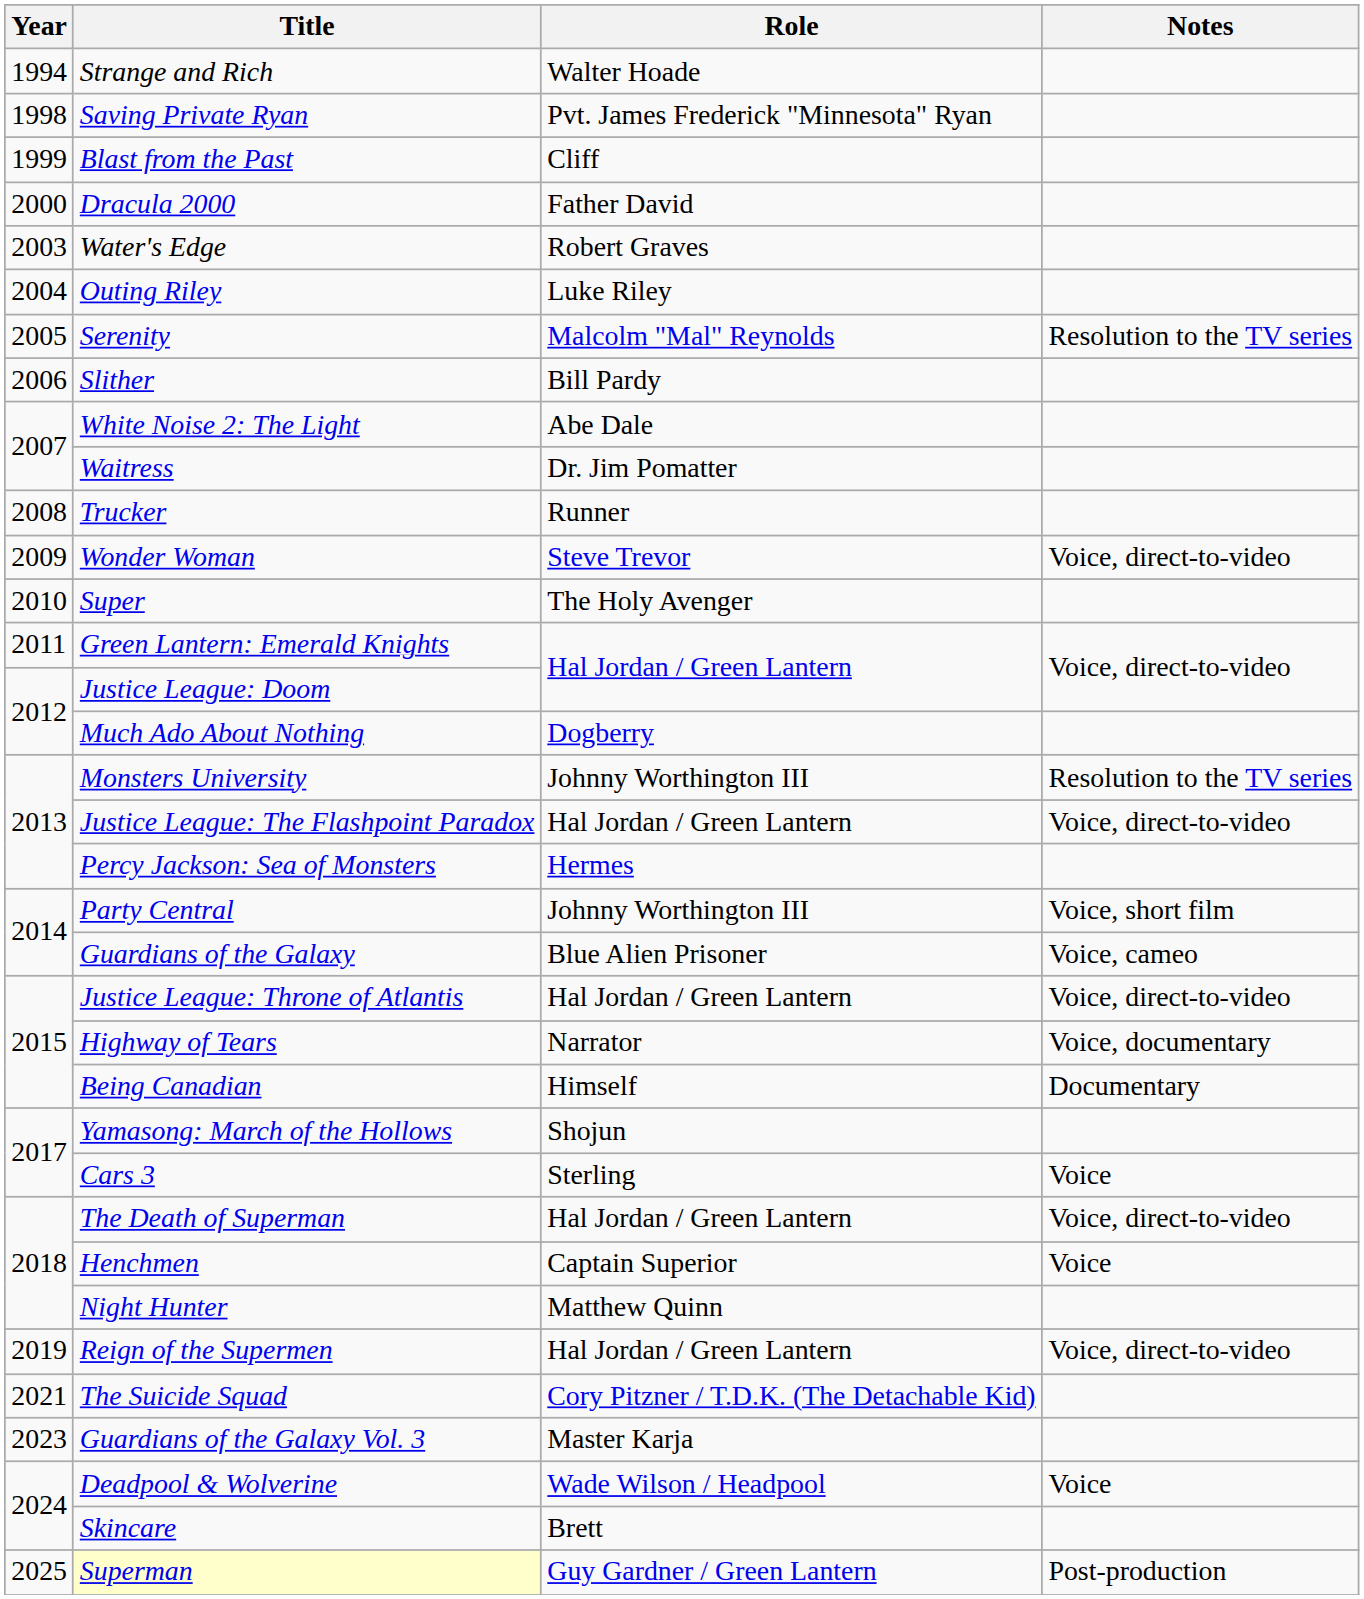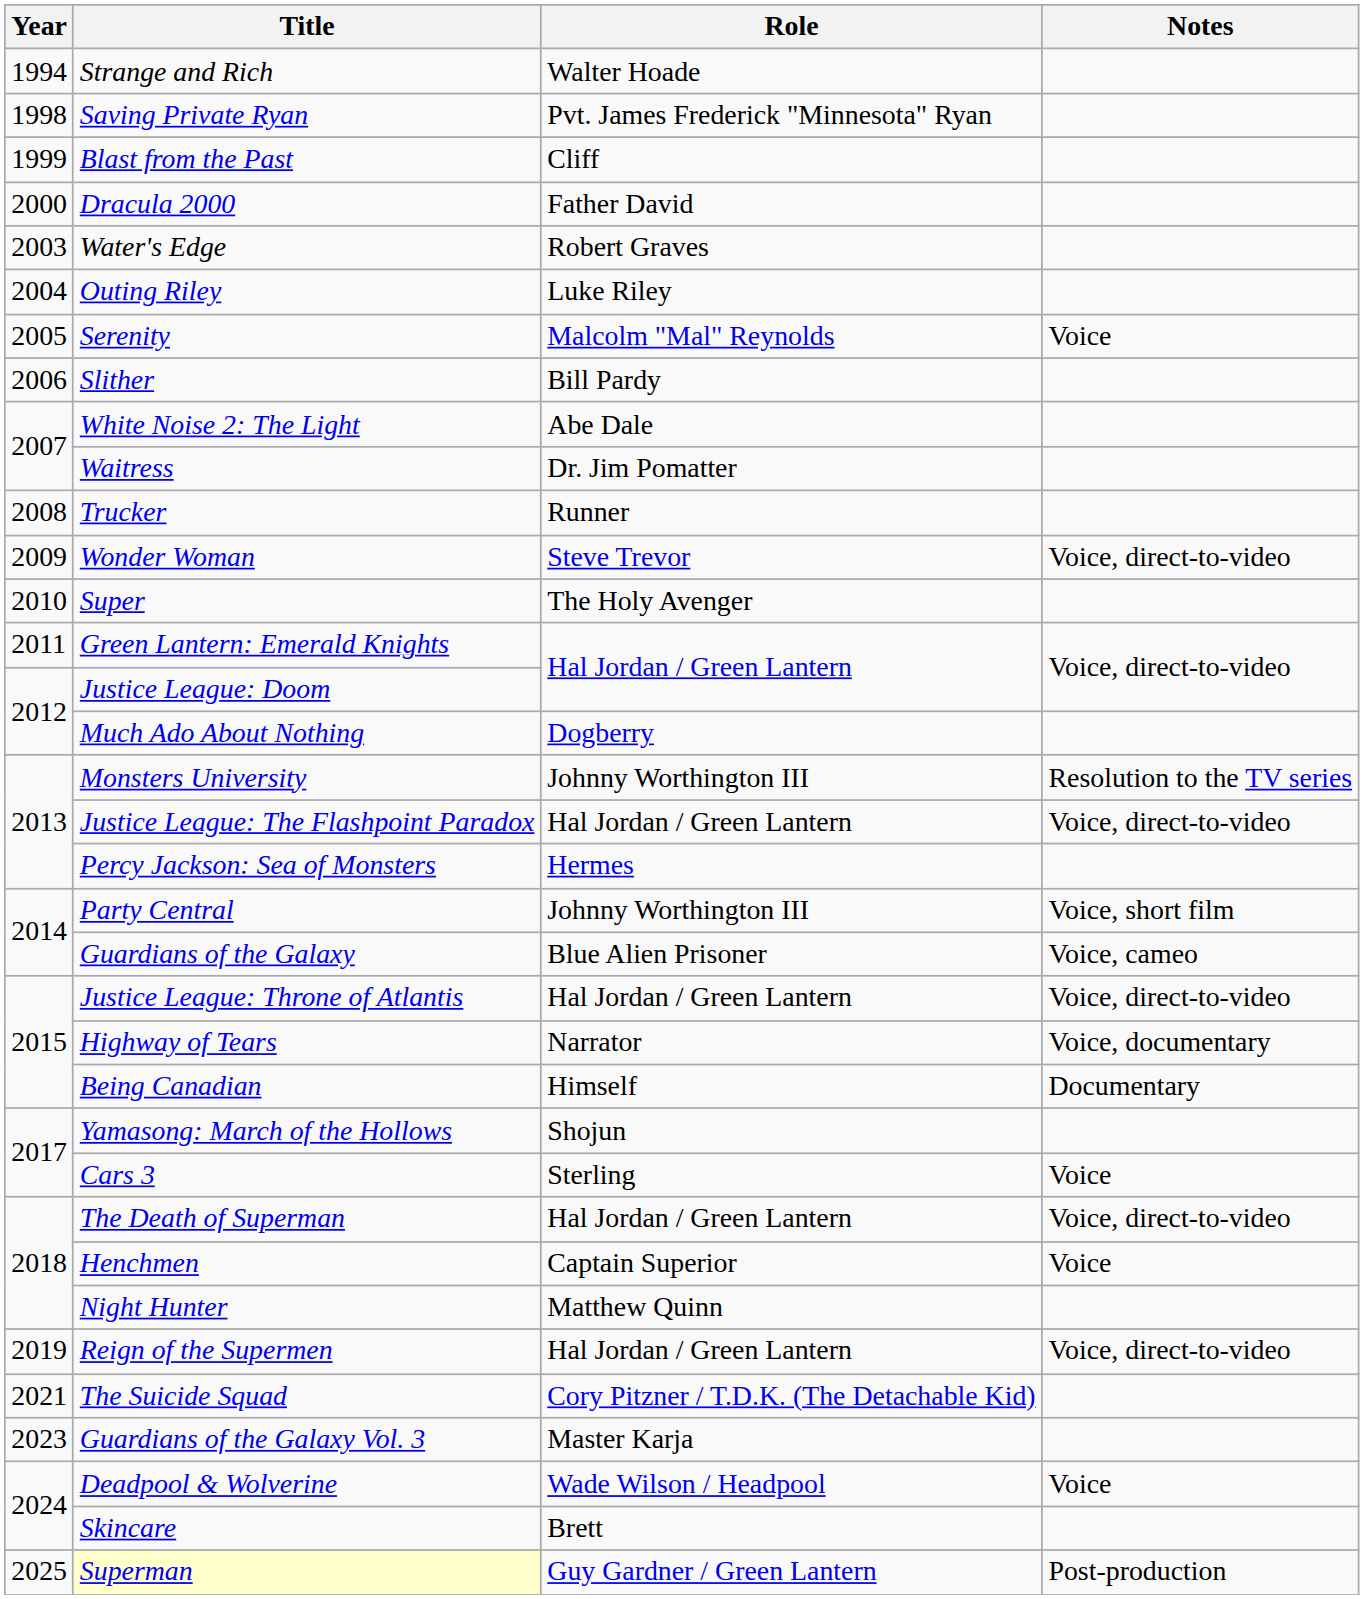(1200, 335) Resolution to the TV series -> (1080, 335) Voice
